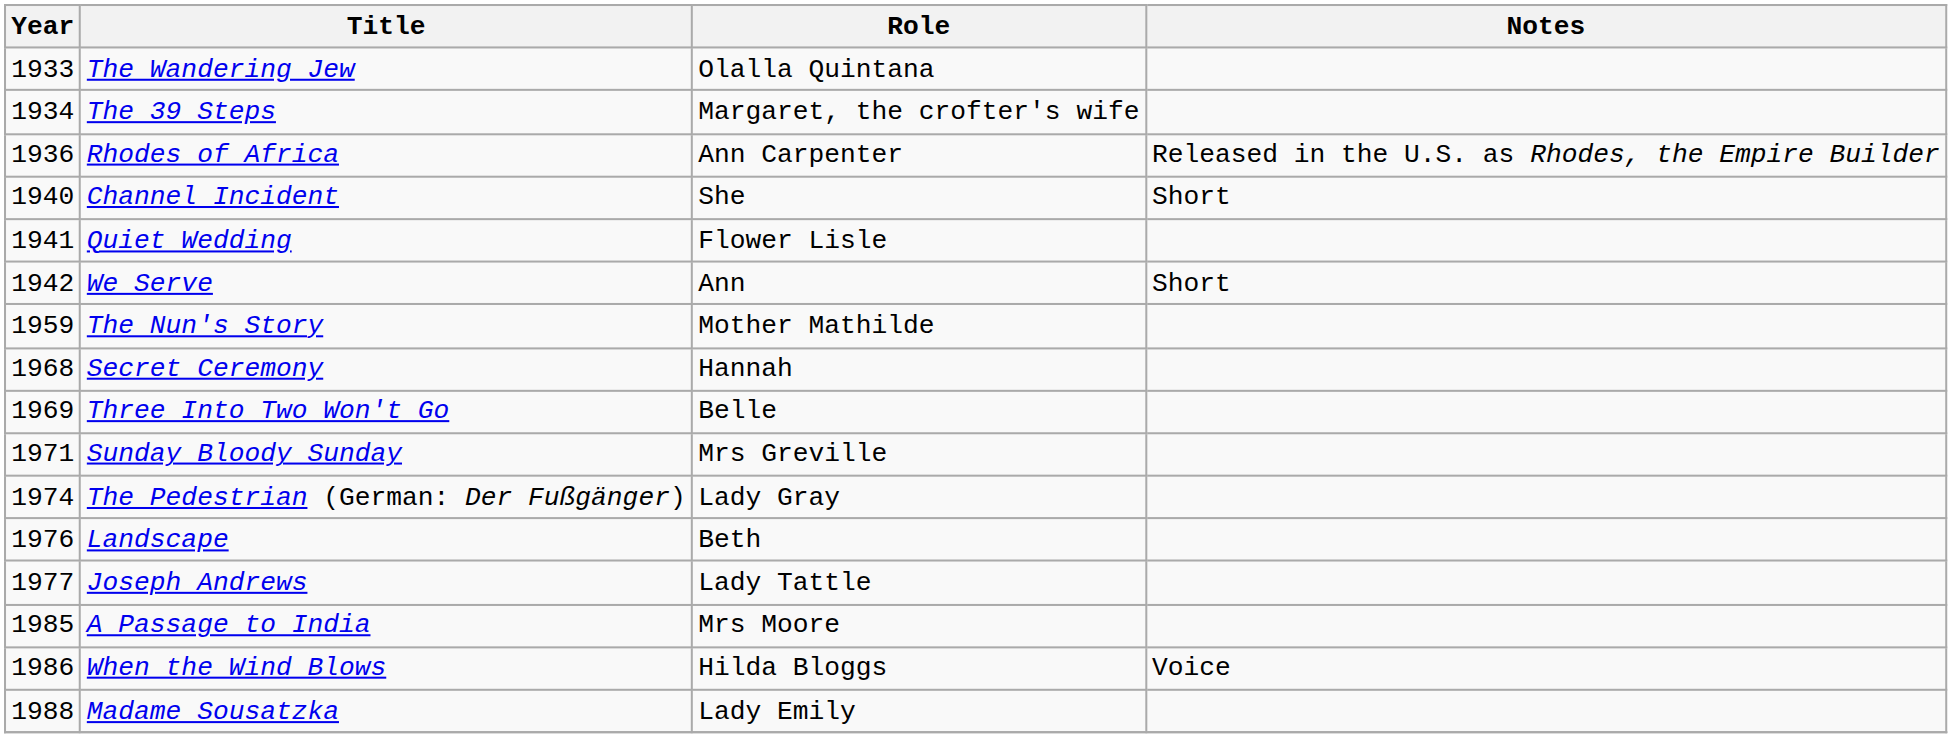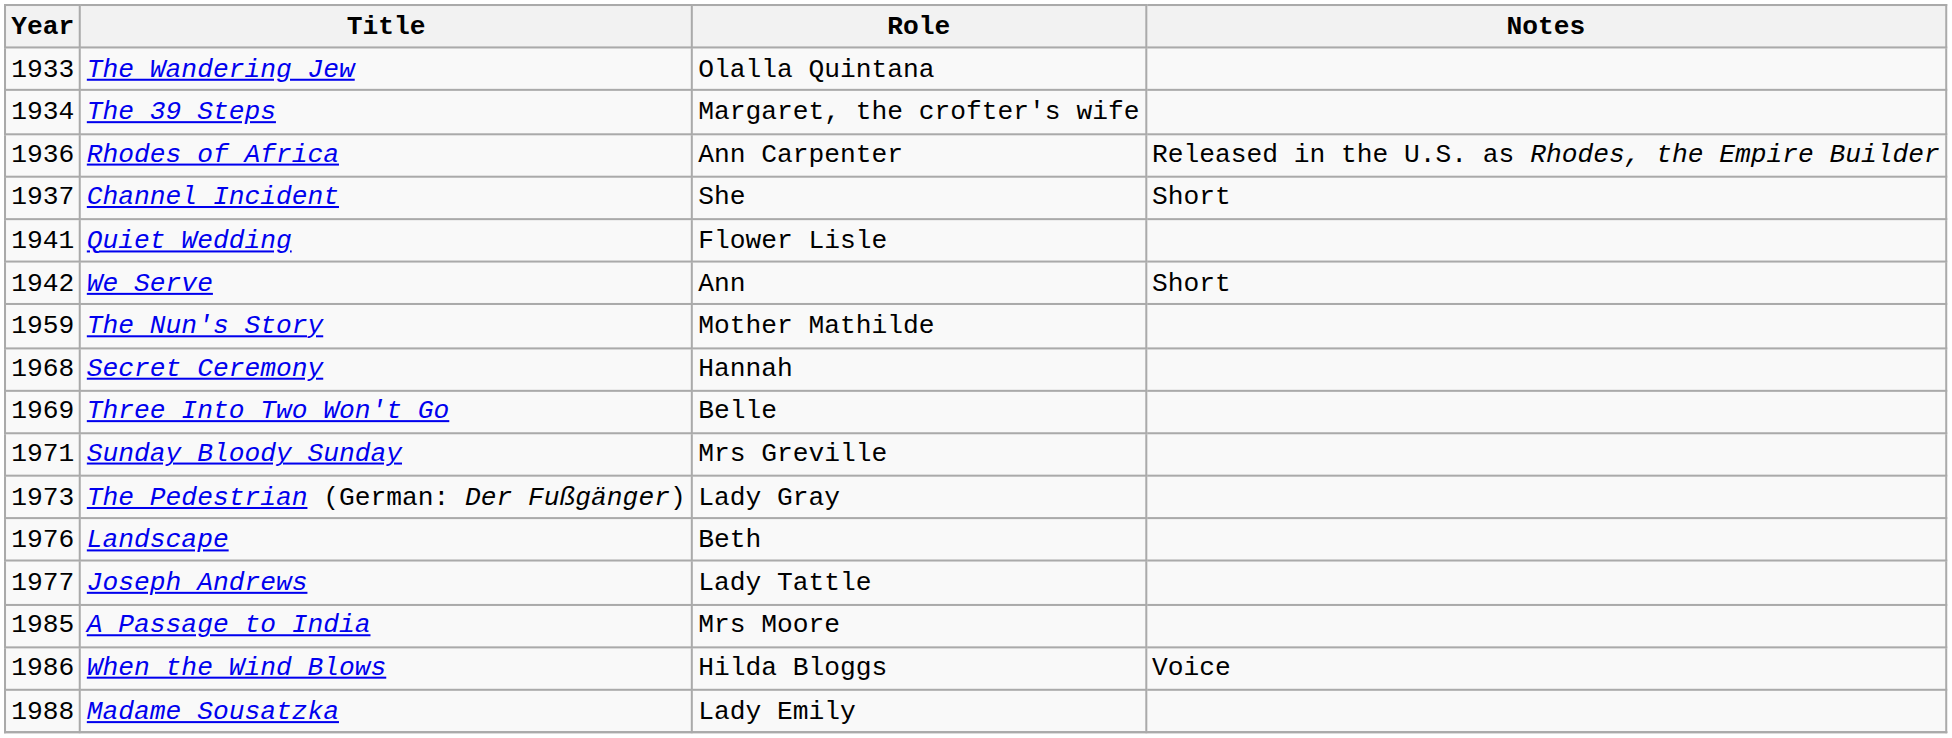(43, 198) 1940 -> (43, 198) 1937
(43, 497) 1974 -> (43, 497) 1973
